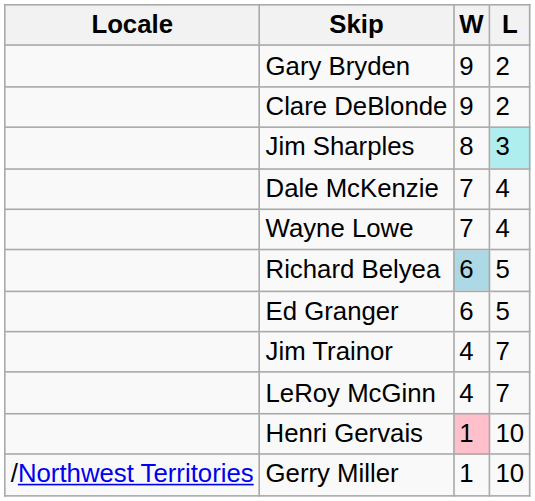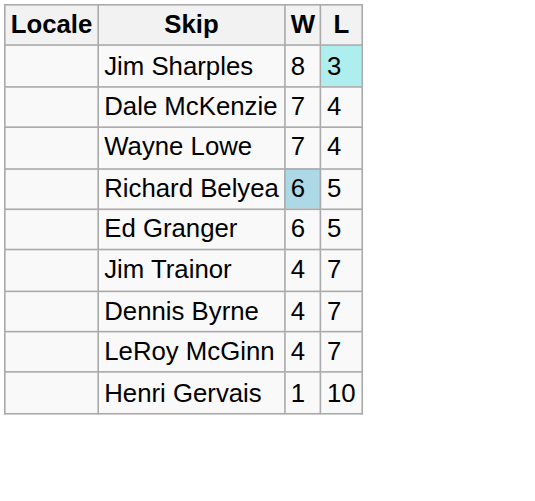- row: (338, 65)
- row: (356, 106)
+ row: (182, 310)
(466, 433) pink background -> (298, 392) no background
- row: (332, 474)
